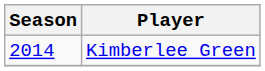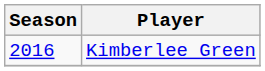(32, 51) 2014 -> (32, 51) 2016
